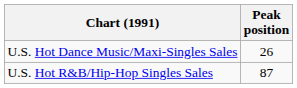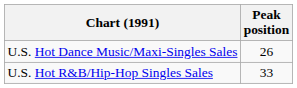(266, 72) 87 -> (266, 72) 33
